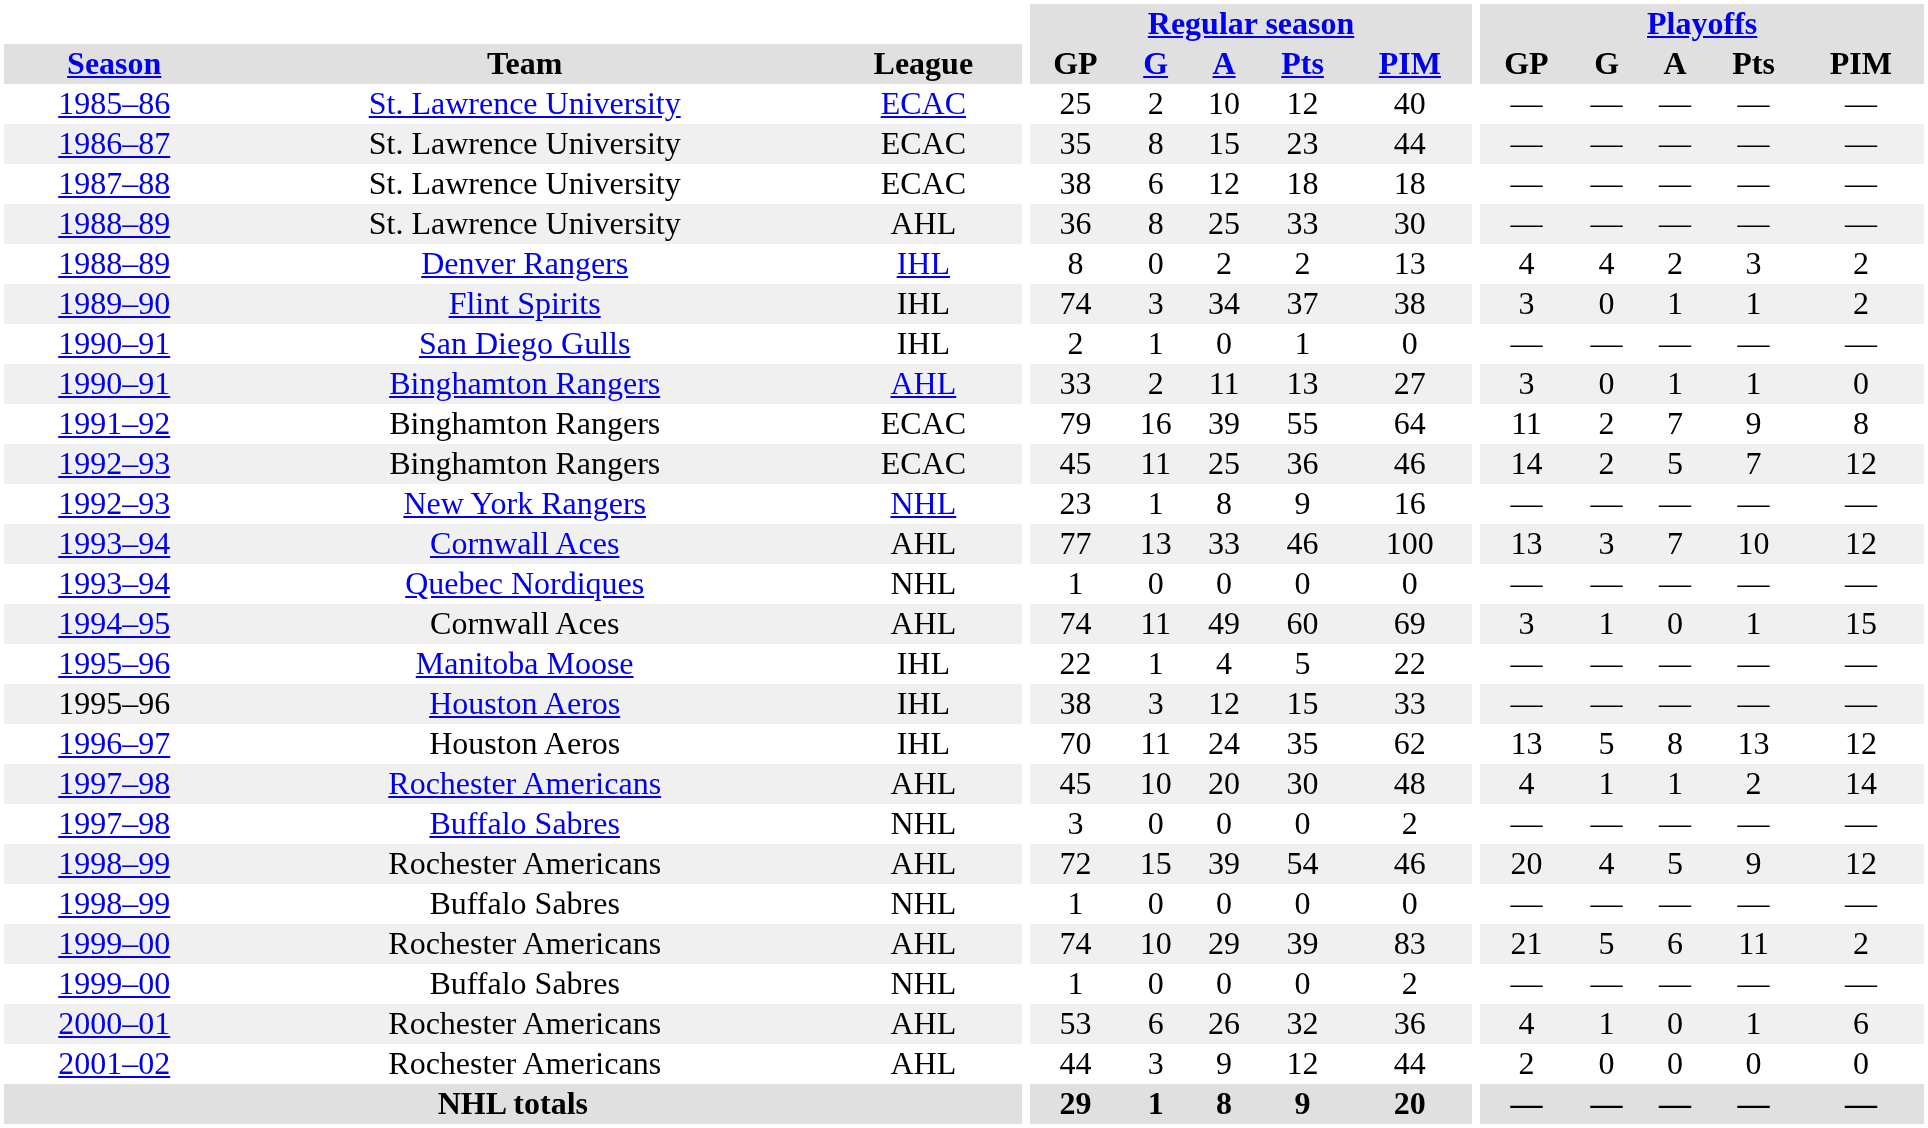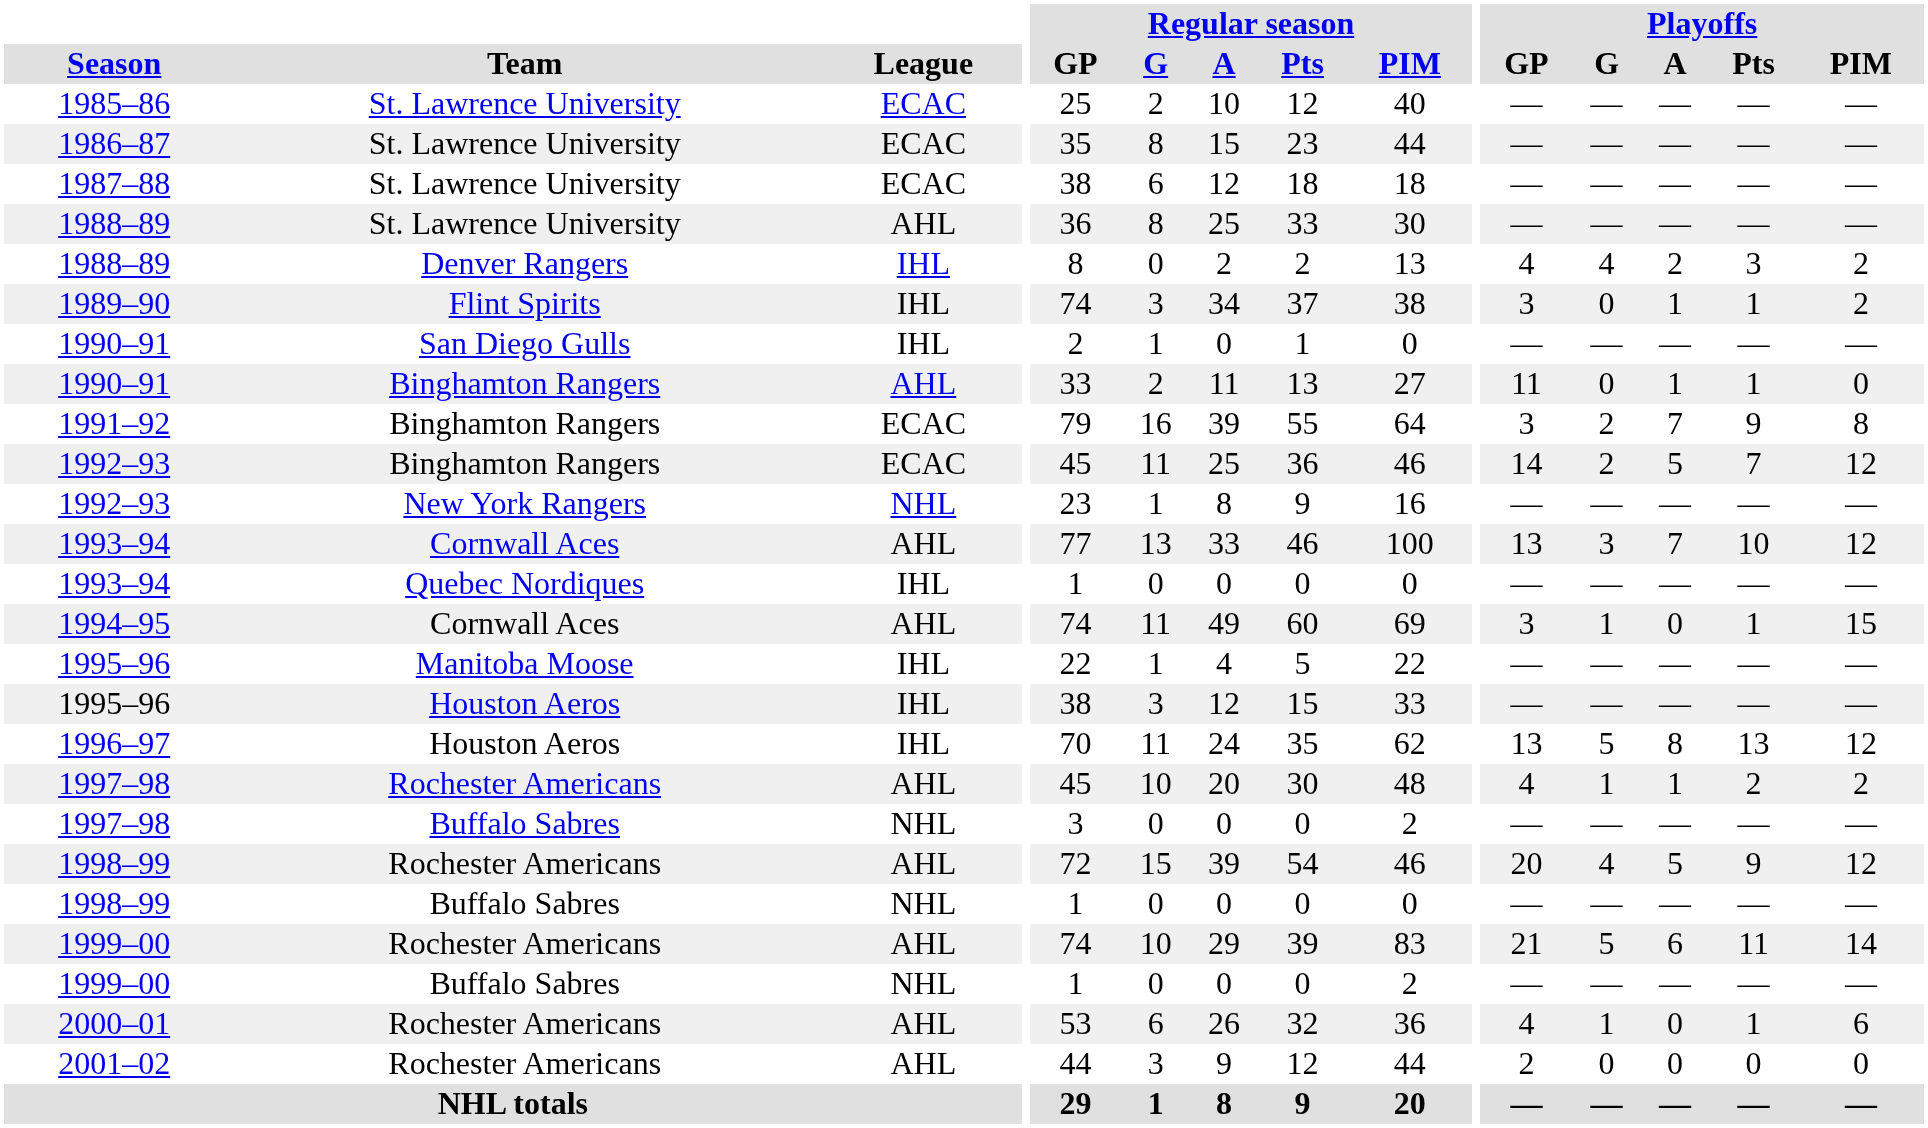(1526, 383) 3 -> (1526, 383) 11
(1526, 423) 11 -> (1526, 423) 3
(923, 583) NHL -> (923, 583) IHL
(1861, 783) 14 -> (1861, 783) 2
(1861, 943) 2 -> (1861, 943) 14
